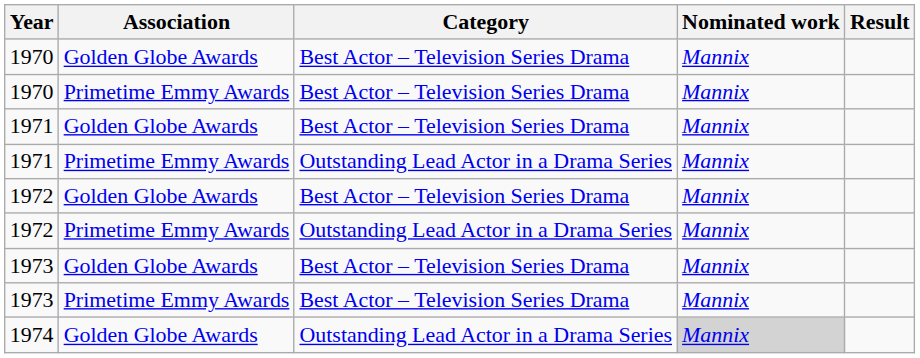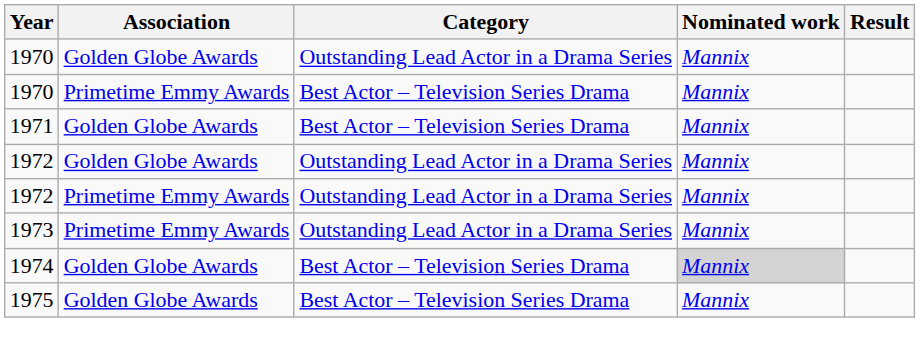(464, 56) Best Actor – Television Series Drama -> (486, 56) Outstanding Lead Actor in a Drama Series
- row: (32, 160)
(464, 195) Best Actor – Television Series Drama -> (486, 160) Outstanding Lead Actor in a Drama Series
- row: (32, 265)
(464, 299) Best Actor – Television Series Drama -> (486, 230) Outstanding Lead Actor in a Drama Series
(486, 334) Outstanding Lead Actor in a Drama Series -> (464, 265) Best Actor – Television Series Drama
+ row: (32, 299)
